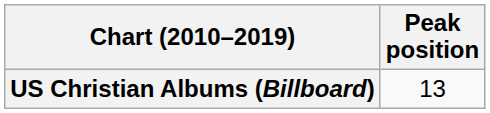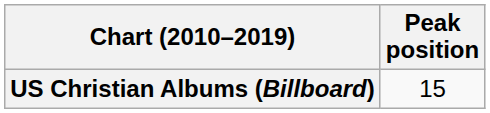(432, 88) 13 -> (432, 88) 15
